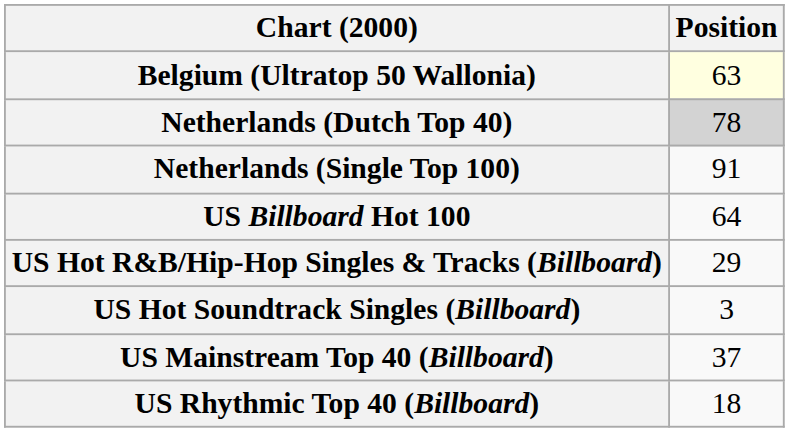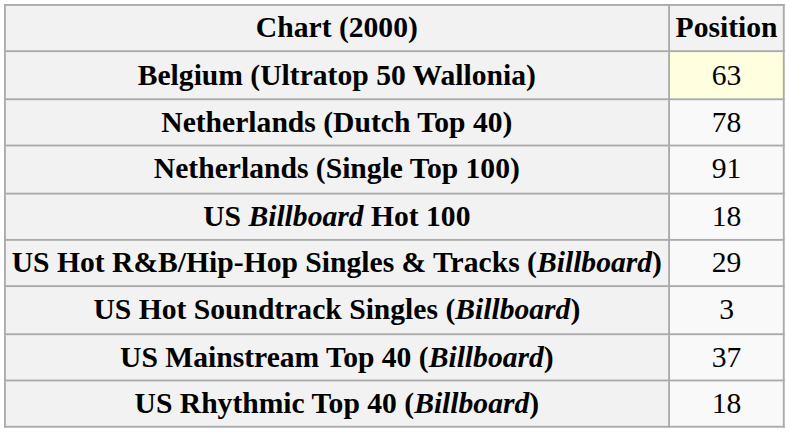(727, 121) lightgrey background -> (727, 121) no background
(727, 215) 64 -> (727, 215) 18
